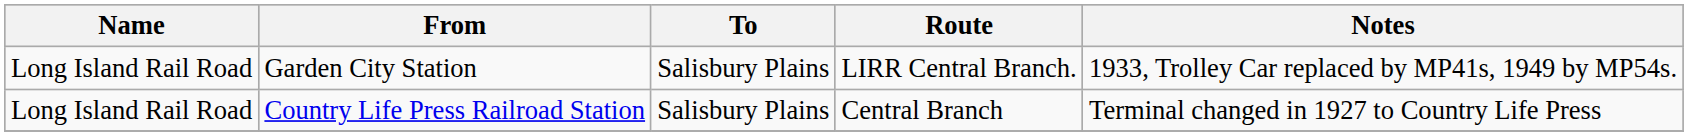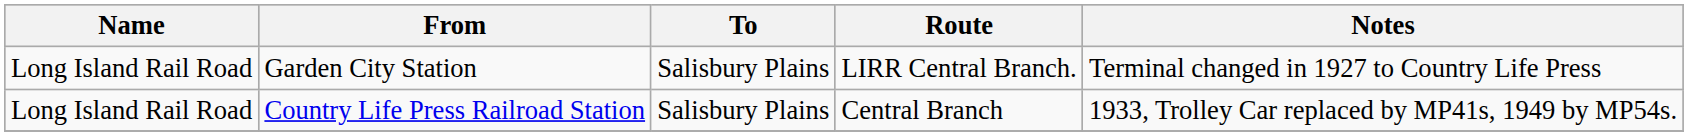(1383, 67) 1933, Trolley Car replaced by MP41s, 1949 by MP54s. -> (1345, 67) Terminal changed in 1927 to Country Life Press
(1345, 109) Terminal changed in 1927 to Country Life Press -> (1383, 109) 1933, Trolley Car replaced by MP41s, 1949 by MP54s.
